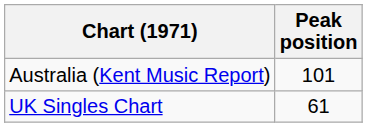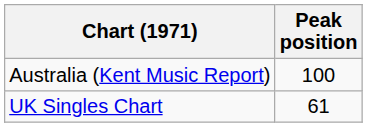(319, 74) 101 -> (319, 74) 100
